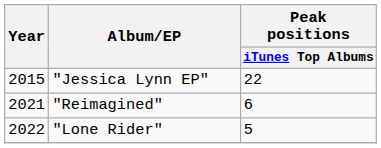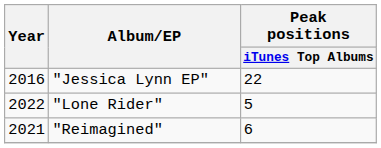(27, 80) 2015 -> (27, 80) 2016
rows swapped: (108, 105) <-> (108, 130)
